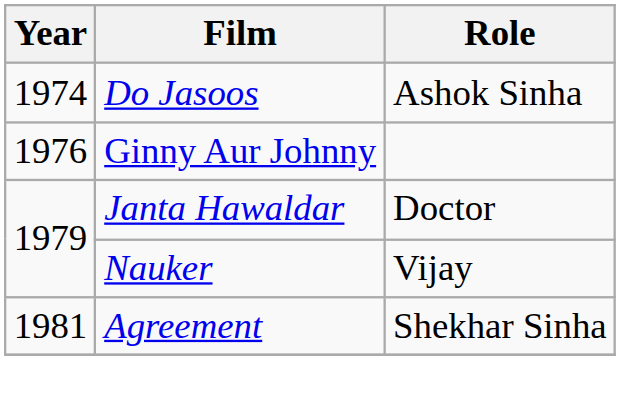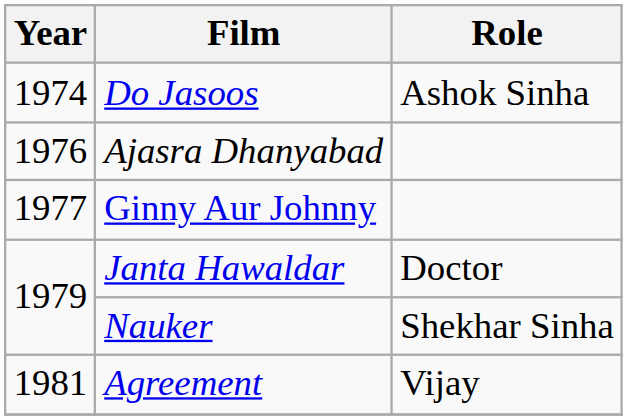+ row: (244, 150)
(50, 150) 1976 -> (50, 208) 1977
(433, 267) Vijay -> (507, 325) Shekhar Sinha
(500, 325) Shekhar Sinha -> (440, 383) Vijay
